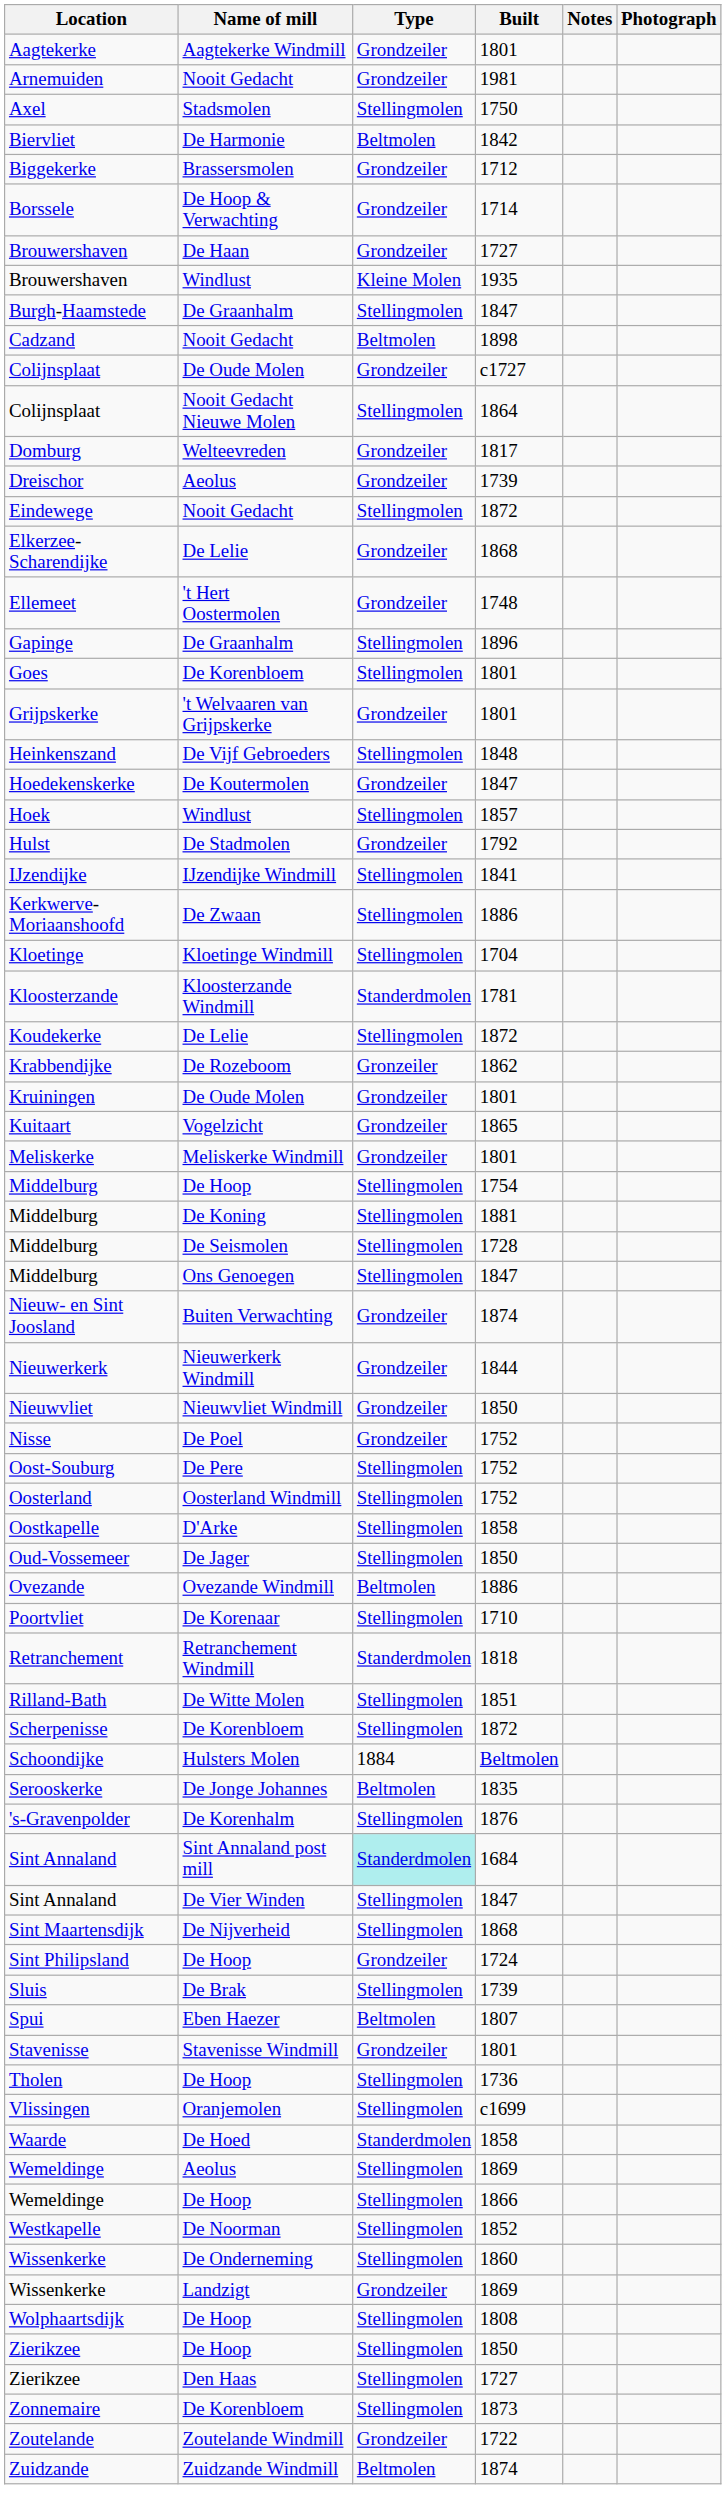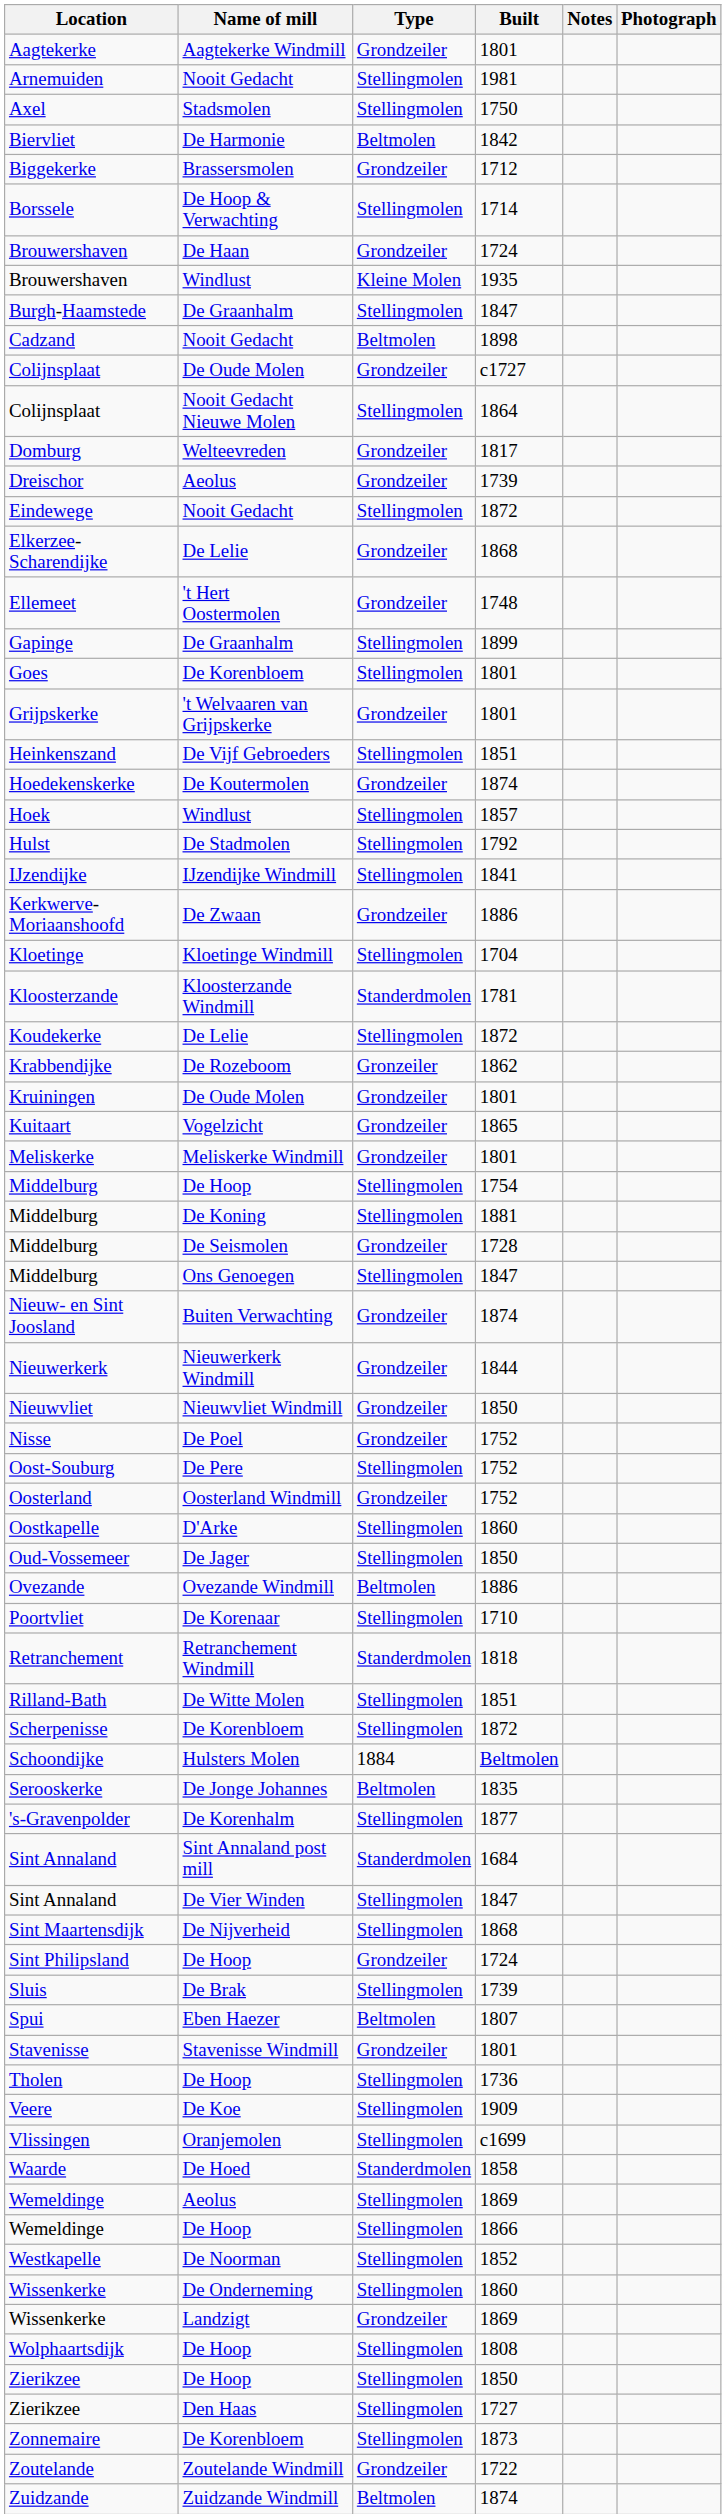(402, 79) Grondzeiler -> (410, 79) Stellingmolen
(402, 209) Grondzeiler -> (410, 209) Stellingmolen
(499, 250) 1727 -> (499, 250) 1724
(499, 643) 1896 -> (499, 643) 1899
(499, 754) 1848 -> (499, 754) 1851
(499, 784) 1847 -> (499, 784) 1874
(402, 844) Grondzeiler -> (410, 844) Stellingmolen
(410, 914) Stellingmolen -> (402, 914) Grondzeiler
(410, 1246) Stellingmolen -> (402, 1246) Grondzeiler
(410, 1498) Stellingmolen -> (402, 1498) Grondzeiler
(499, 1528) 1858 -> (499, 1528) 1860
(499, 1818) 1876 -> (499, 1818) 1877
(414, 1859) paleturquoise background -> (414, 1859) no background
+ row: (30, 2109)
